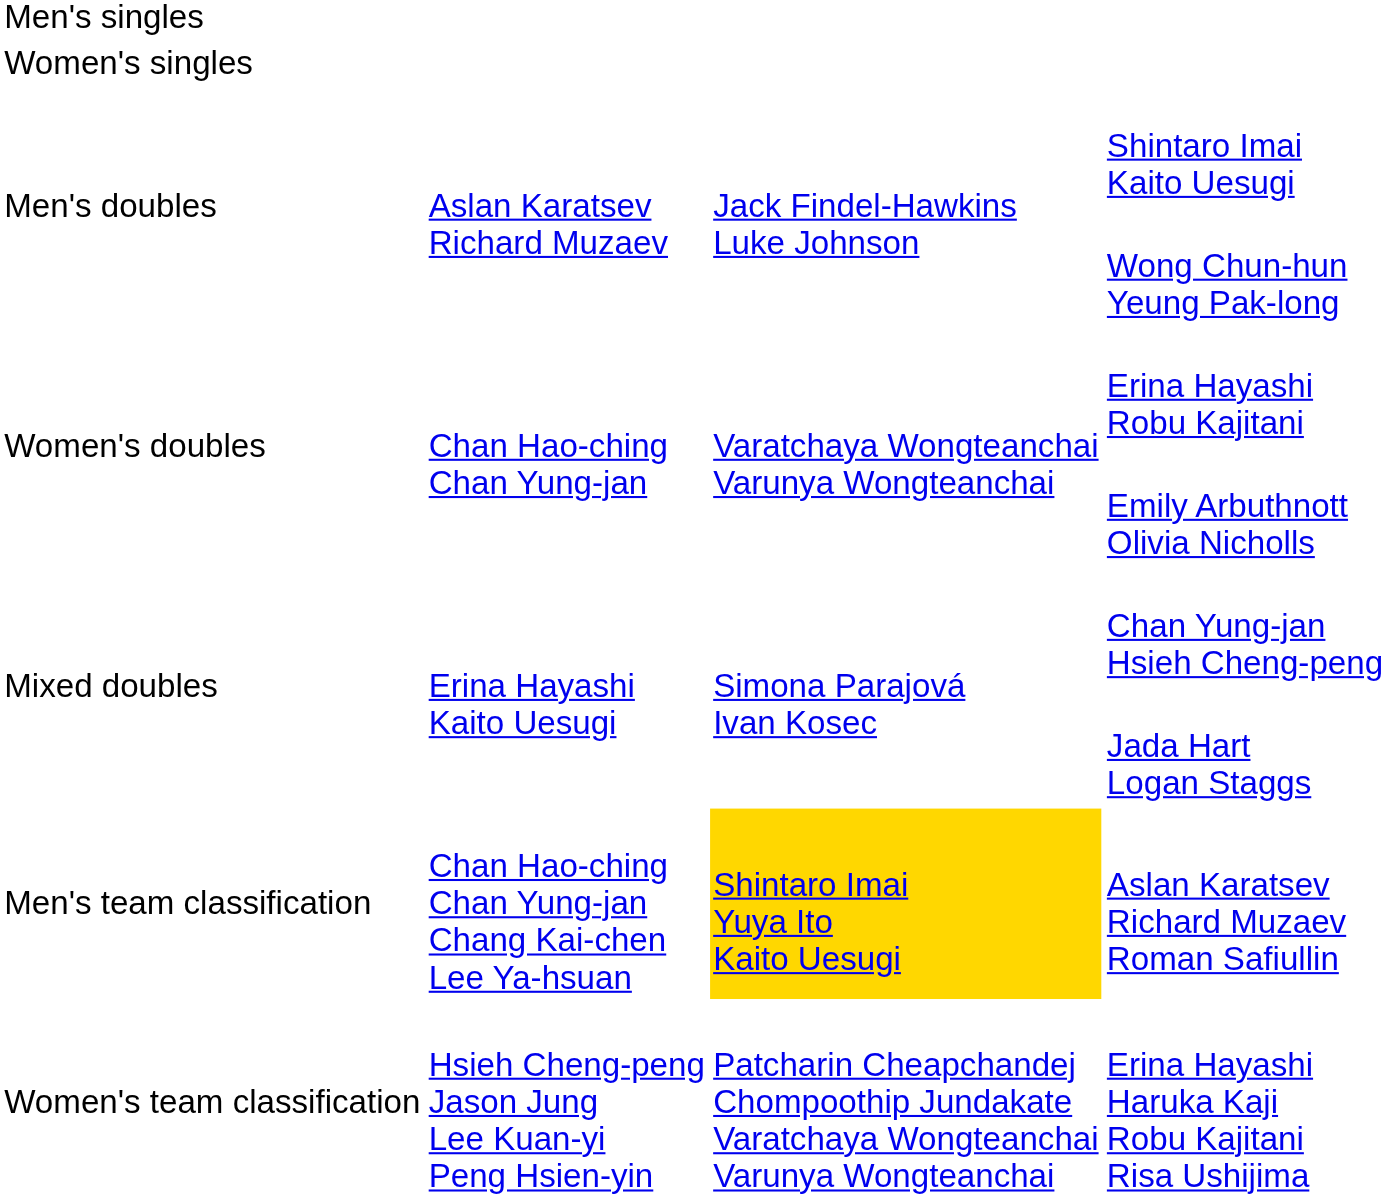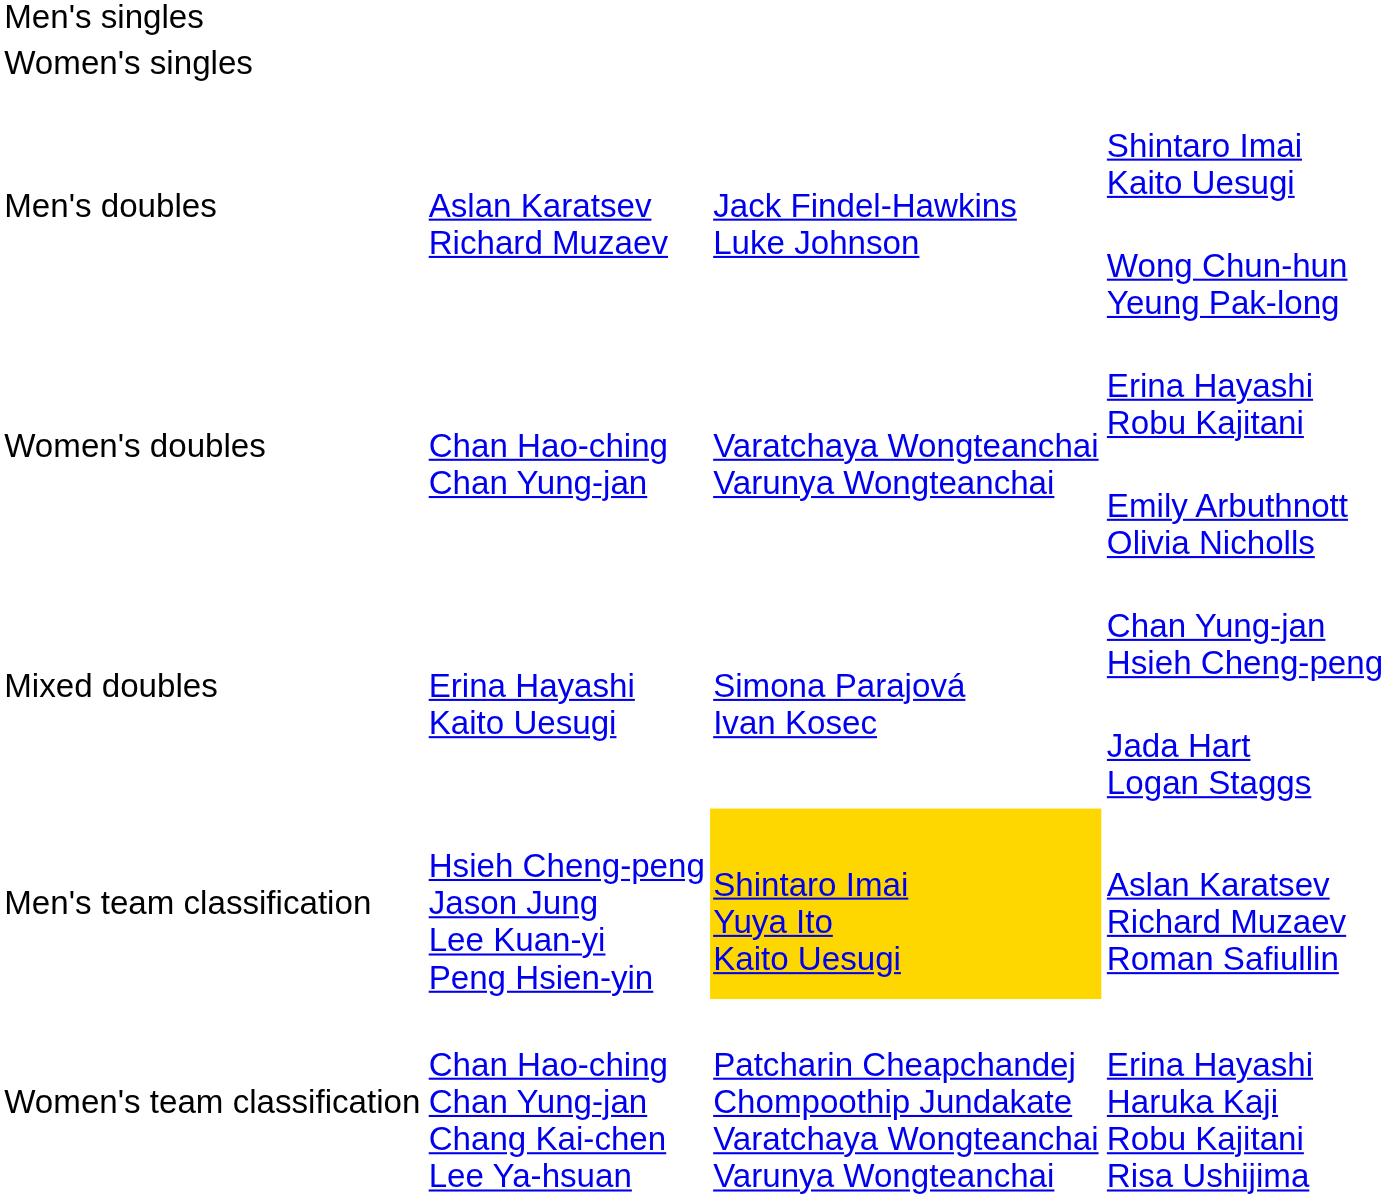(548, 921) Chan Hao-ching Chan Yung-jan Chang Kai-chen Lee Ya-hsuan -> (567, 921) Hsieh Cheng-peng Jason Jung Lee Kuan-yi Peng Hsien-yin
(567, 1120) Hsieh Cheng-peng Jason Jung Lee Kuan-yi Peng Hsien-yin -> (548, 1120) Chan Hao-ching Chan Yung-jan Chang Kai-chen Lee Ya-hsuan
